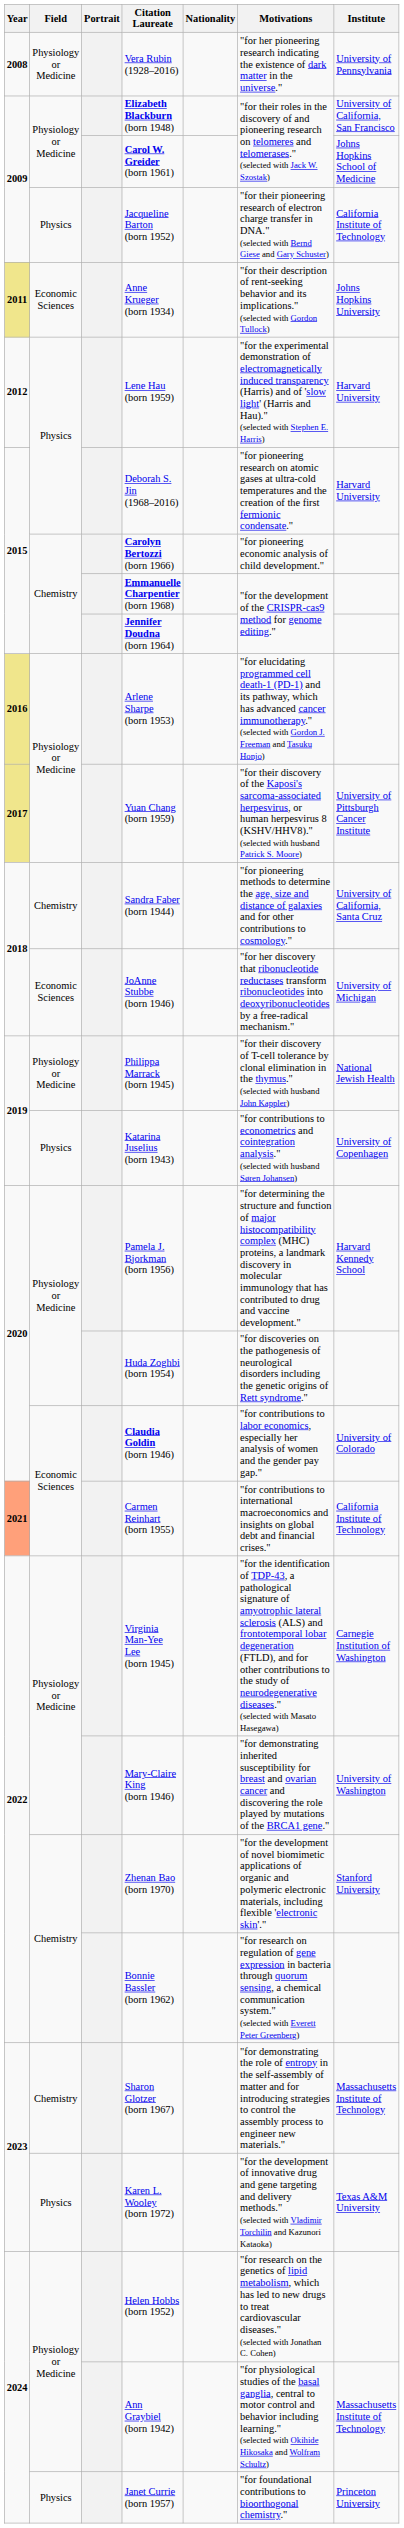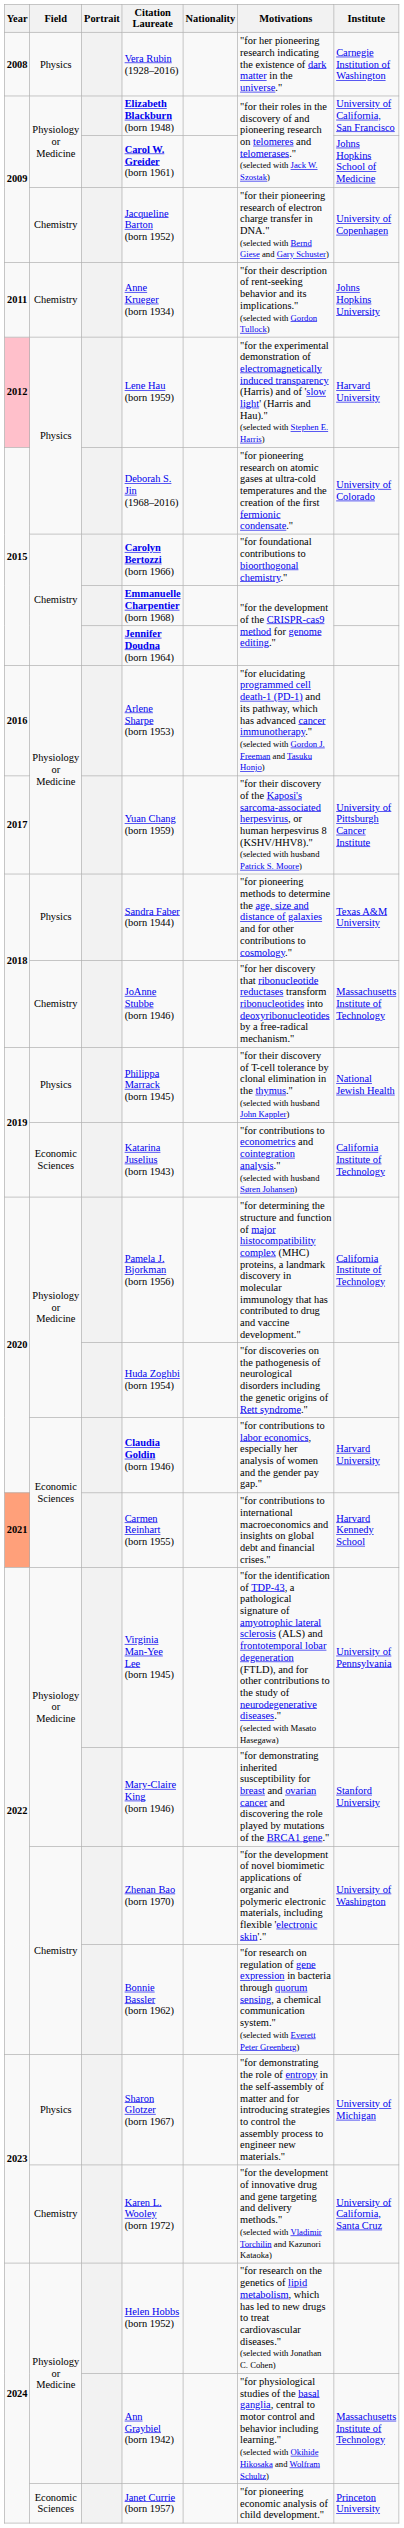(56, 64) Physiology or Medicine -> (56, 64) Physics
(364, 64) University of Pennsylvania -> (363, 64) Carnegie Institution of Washington
(56, 224) Physics -> (56, 224) Chemistry
(361, 224) California Institute of Technology -> (364, 224) University of Copenhagen
(17, 299) khaki background -> (17, 299) no background
(56, 299) Economic Sciences -> (56, 299) Chemistry
(17, 392) no background -> (17, 392) pink background
(358, 490) Harvard University -> (364, 490) University of Colorado
(284, 554) "for pioneering economic analysis of child development." -> (276, 560) "for foundational contributions to bioorthogonal chemistry."
(17, 708) khaki background -> (17, 720) no background
(17, 813) khaki background -> (17, 824) no background
(56, 905) Chemistry -> (56, 917) Physics
(364, 905) University of California, Santa Cruz -> (362, 917) Texas A&M University
(56, 992) Economic Sciences -> (56, 1004) Chemistry
(364, 992) University of Michigan -> (366, 1004) Massachusetts Institute of Technology
(56, 1073) Physiology or Medicine -> (56, 1085) Physics
(56, 1148) Physics -> (56, 1159) Economic Sciences
(364, 1148) University of Copenhagen -> (361, 1159) California Institute of Technology
(355, 1258) Harvard Kennedy School -> (361, 1270) California Institute of Technology
(364, 1443) University of Colorado -> (358, 1455) Harvard University
(361, 1518) California Institute of Technology -> (355, 1530) Harvard Kennedy School
(363, 1646) Carnegie Institution of Washington -> (364, 1657) University of Pennsylvania
(364, 1785) University of Washington -> (358, 1797) Stanford University
(358, 1883) Stanford University -> (364, 1895) University of Washington
(56, 2098) Chemistry -> (56, 2109) Physics
(366, 2098) Massachusetts Institute of Technology -> (364, 2109) University of Michigan
(56, 2202) Physics -> (56, 2214) Chemistry
(362, 2202) Texas A&M University -> (364, 2214) University of California, Santa Cruz
(56, 2497) Physics -> (56, 2503) Economic Sciences
(276, 2497) "for foundational contributions to bioorthogonal chemistry." -> (284, 2503) "for pioneering economic analysis of child development."
